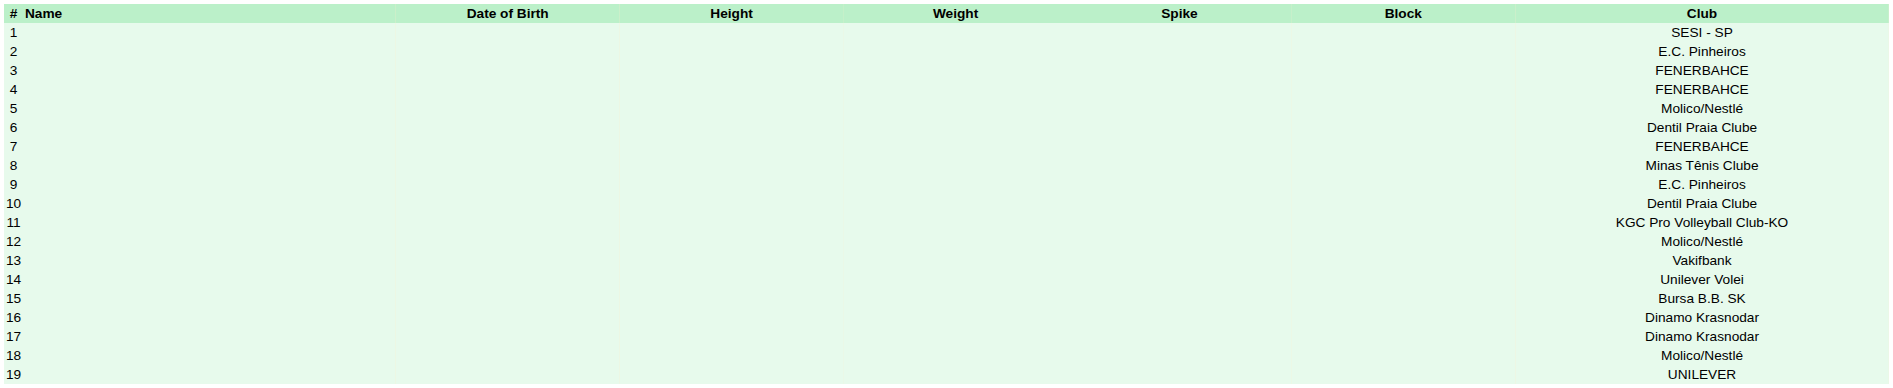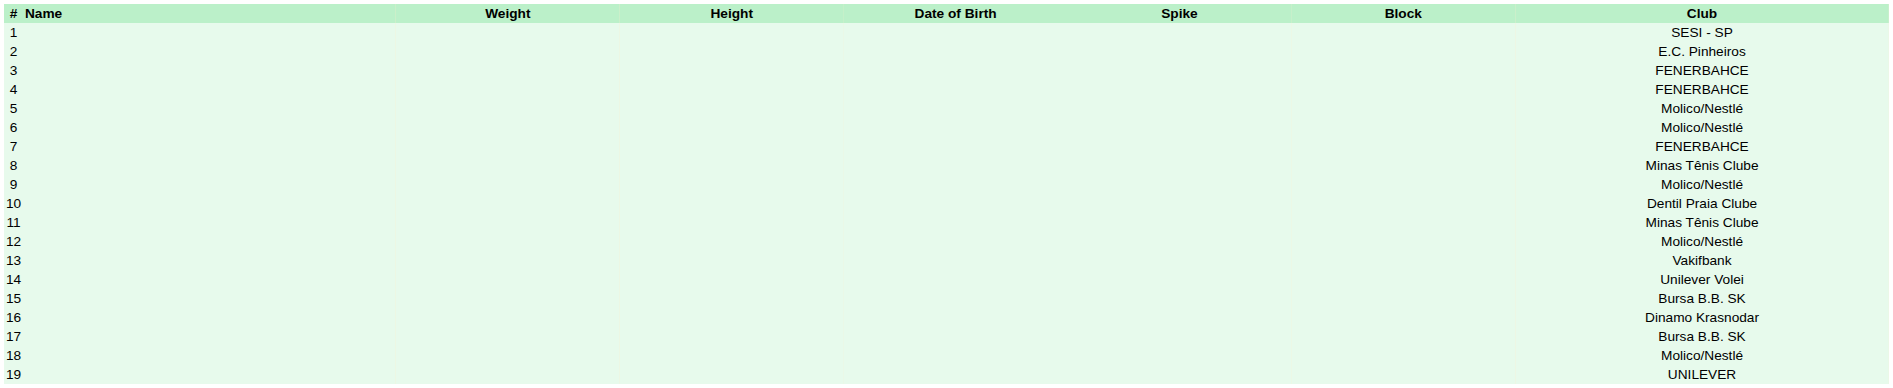columns swapped: (508, 14) <-> (956, 14)
(1702, 127) Dentil Praia Clube -> (1702, 127) Molico/Nestlé
(1702, 184) E.C. Pinheiros -> (1702, 184) Molico/Nestlé
(1702, 222) KGC Pro Volleyball Club-KO -> (1702, 222) Minas Tênis Clube
(1702, 336) Dinamo Krasnodar -> (1702, 336) Bursa B.B. SK
